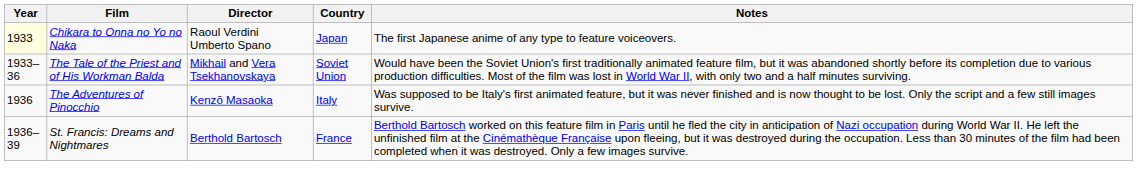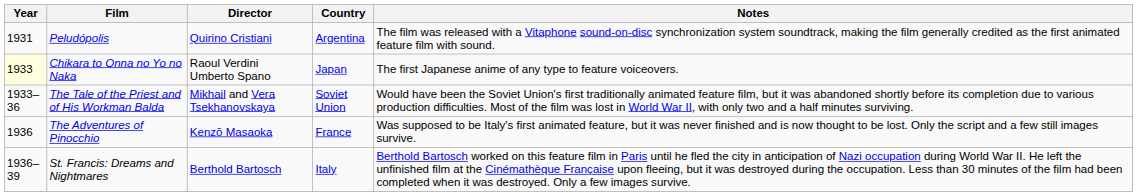+ row: (79, 38)
(327, 100) Italy -> (333, 132) France
(334, 138) France -> (326, 169) Italy
